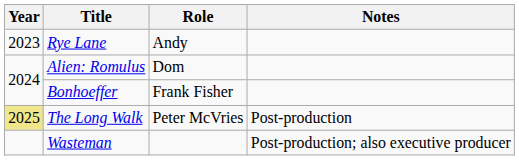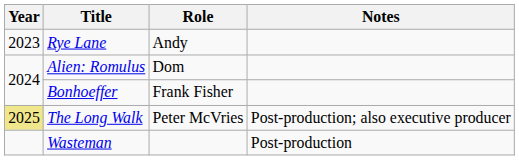(301, 117) Post-production -> (381, 117) Post-production; also executive producer
(381, 142) Post-production; also executive producer -> (301, 142) Post-production
